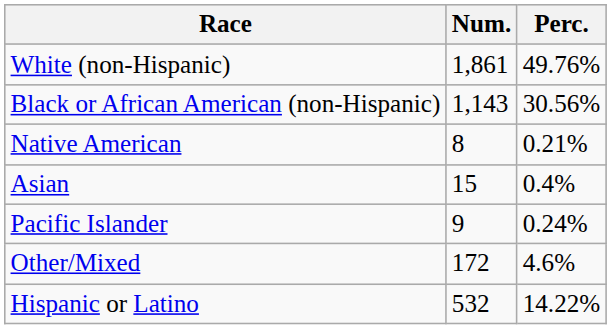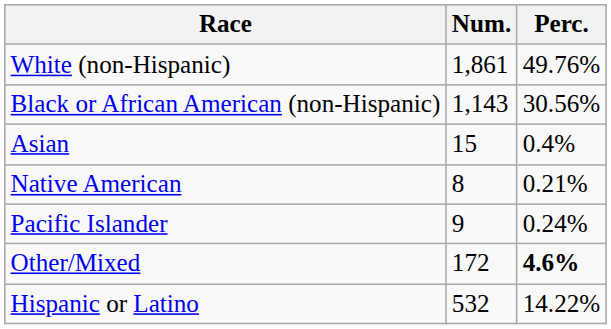rows swapped: (96, 143) <-> (40, 183)
(549, 263) normal -> (551, 263) bold
